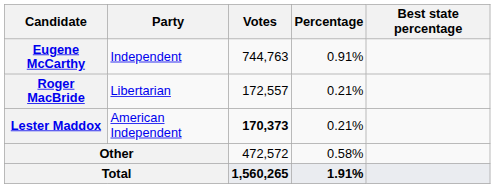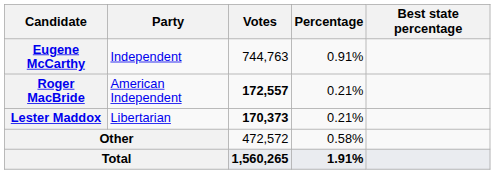(141, 91) Libertarian -> (146, 91) American Independent
(265, 91) normal -> (265, 91) bold
(146, 125) American Independent -> (141, 118) Libertarian
